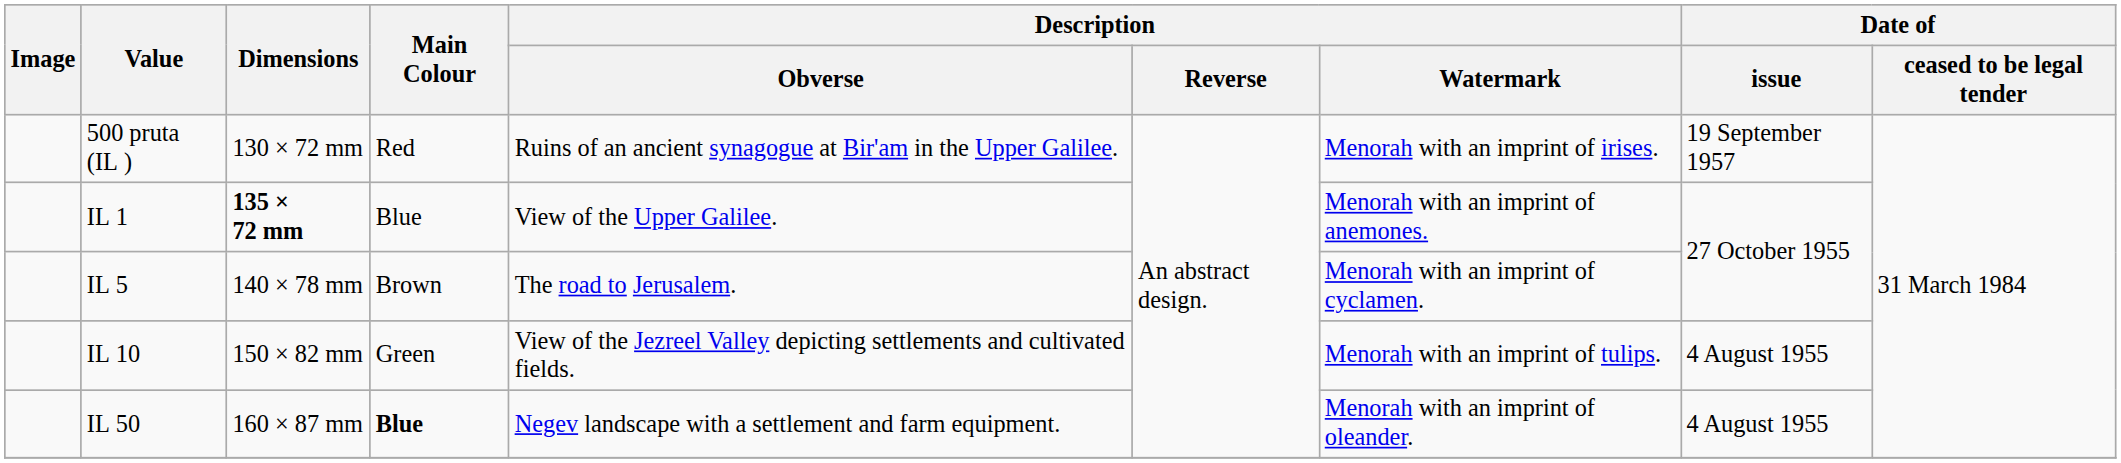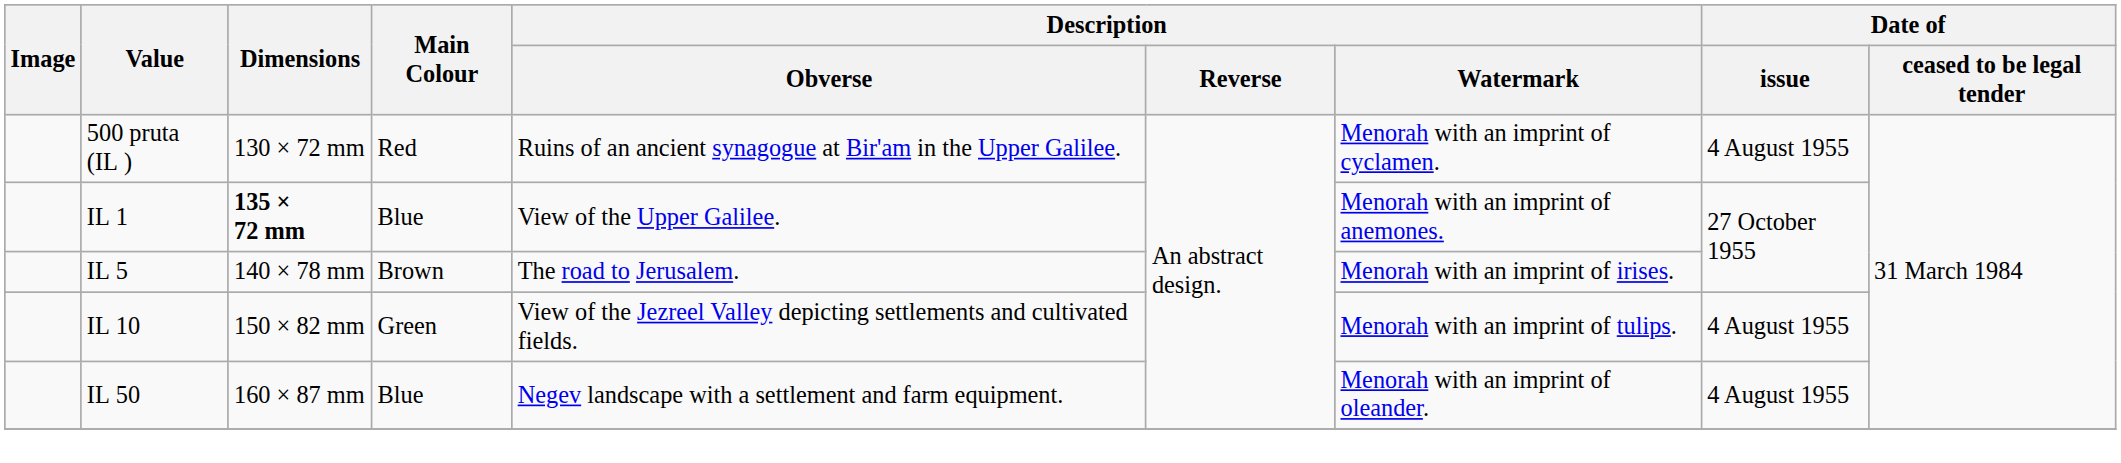(1492, 148) Menorah with an imprint of irises. -> (1476, 148) Menorah with an imprint of cyclamen.
(1754, 148) 19 September 1957 -> (1778, 148) 4 August 1955
(1460, 286) Menorah with an imprint of cyclamen. -> (1507, 271) Menorah with an imprint of irises.
(399, 423) bold -> (401, 395) normal
